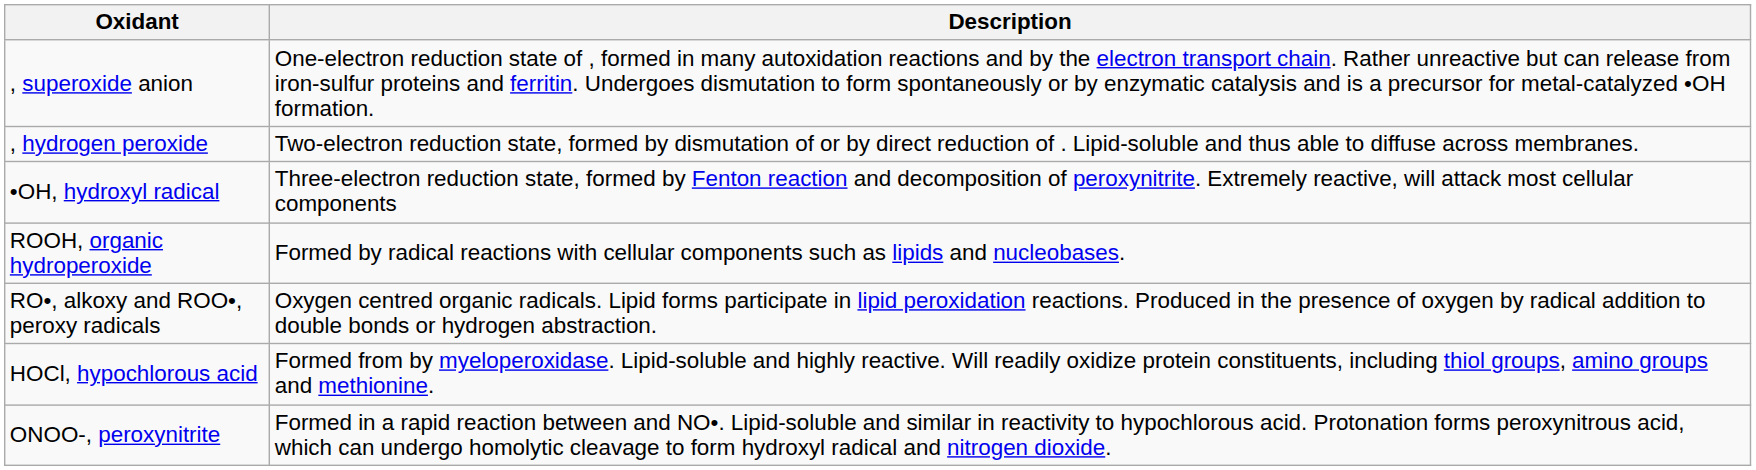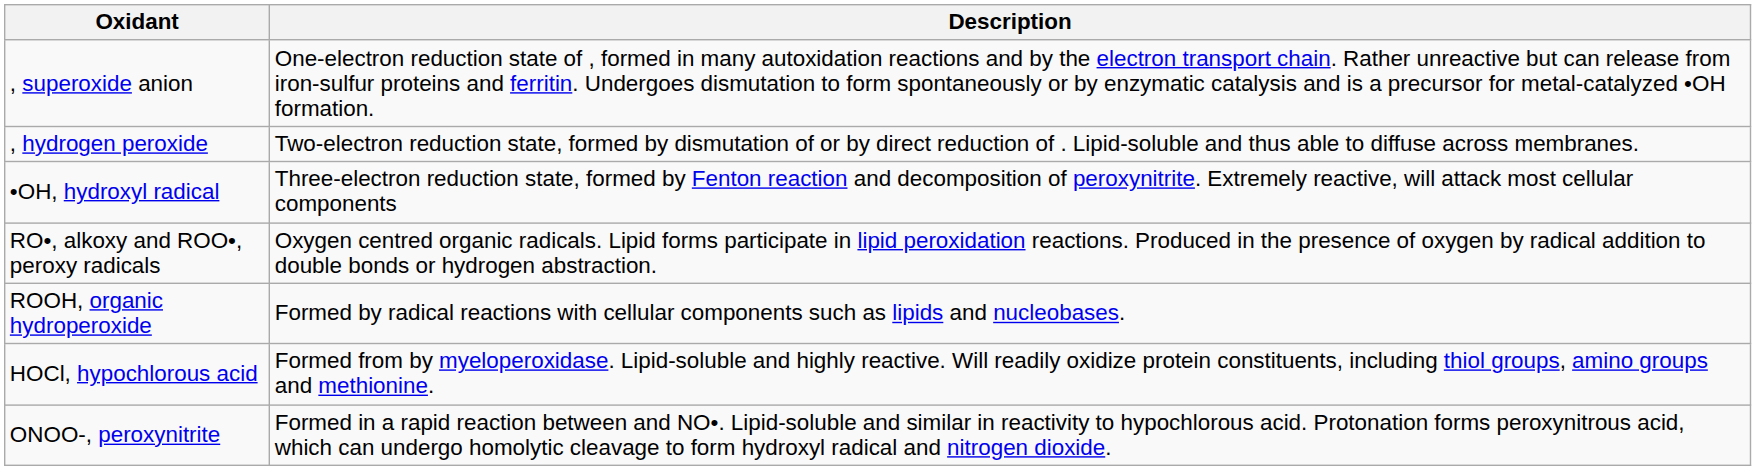rows swapped: (86, 252) <-> (126, 313)
